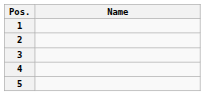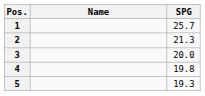+ column: (184, 12)
